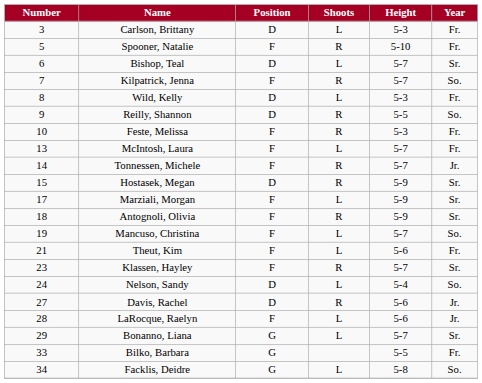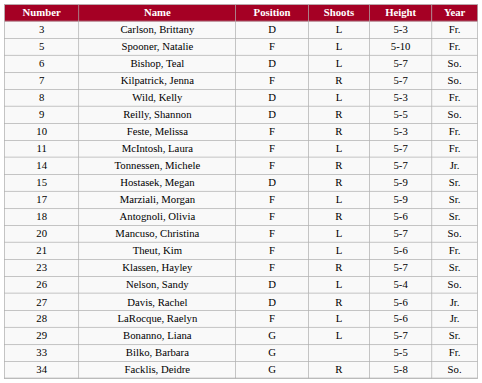(339, 47) R -> (339, 47) L
(455, 64) Sr. -> (455, 64) So.
(42, 149) 13 -> (42, 149) 11
(401, 217) 5-9 -> (401, 217) 5-6
(42, 234) 19 -> (42, 234) 20
(42, 285) 24 -> (42, 285) 26
(339, 370) L -> (339, 370) R
